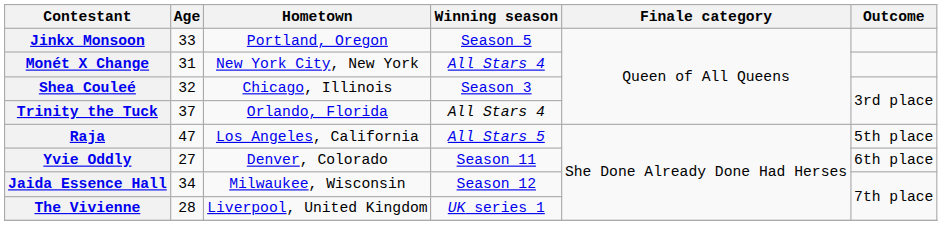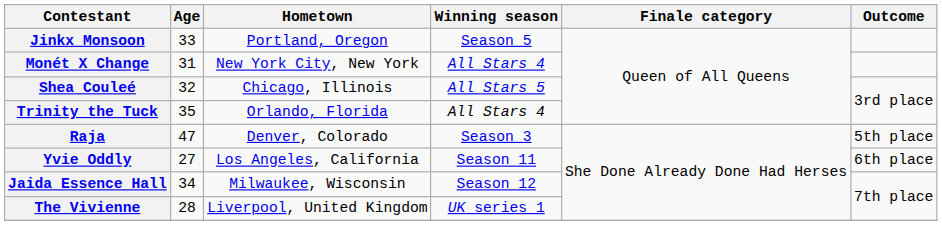(496, 88) Season 3 -> (496, 88) All Stars 5
(187, 112) 37 -> (187, 112) 35
(317, 136) Los Angeles, California -> (317, 136) Denver, Colorado
(496, 136) All Stars 5 -> (496, 136) Season 3
(317, 160) Denver, Colorado -> (317, 160) Los Angeles, California
